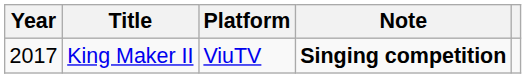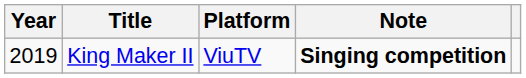(33, 55) 2017 -> (33, 55) 2019
